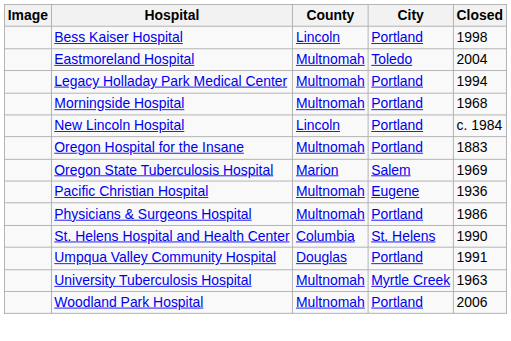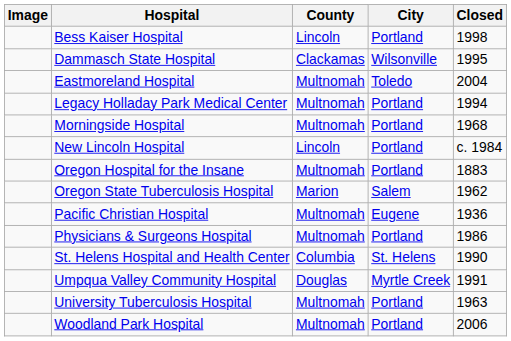+ row: (135, 59)
(472, 170) 1969 -> (472, 192) 1962
(397, 258) Portland -> (411, 280) Myrtle Creek
(411, 280) Myrtle Creek -> (397, 302) Portland
